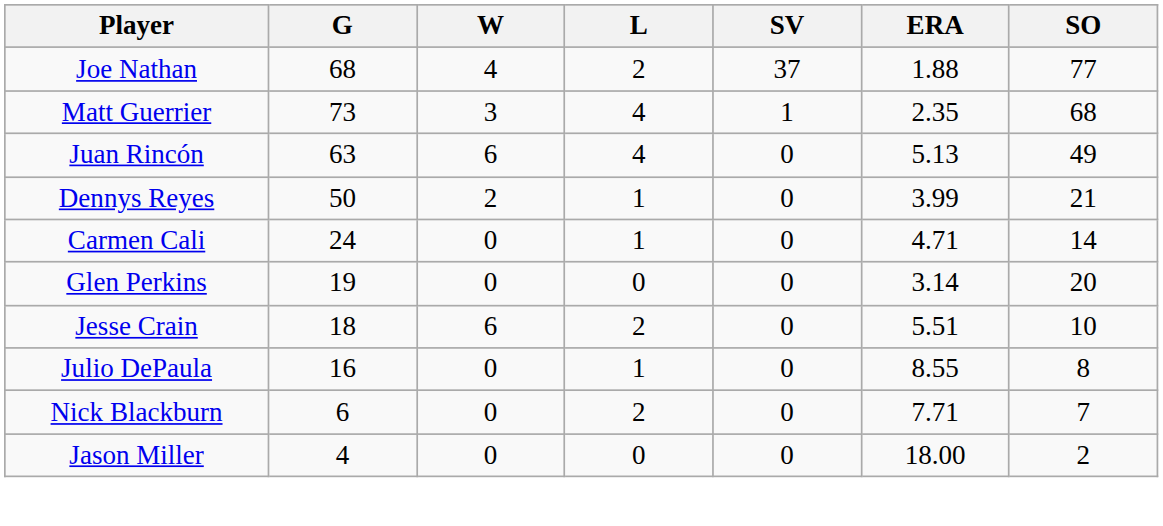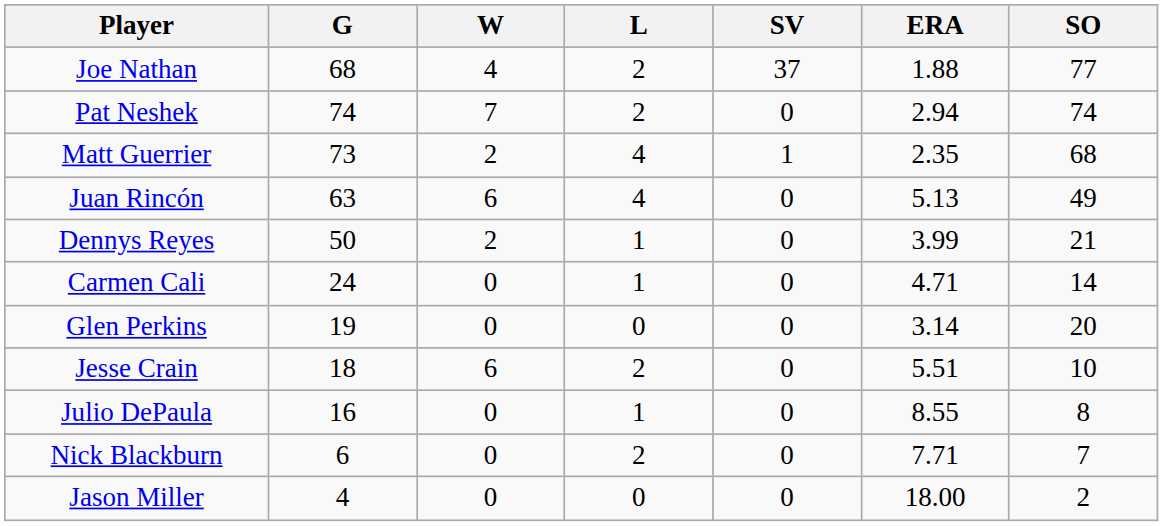+ row: (137, 111)
(491, 111) 3 -> (491, 154) 2
